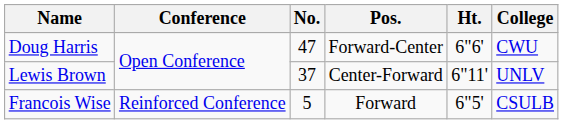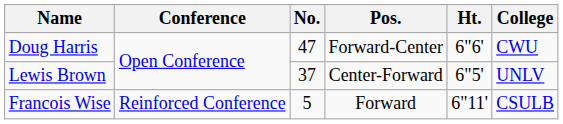(470, 75) 6"11' -> (470, 75) 6"5'
(470, 103) 6"5' -> (470, 103) 6"11'
